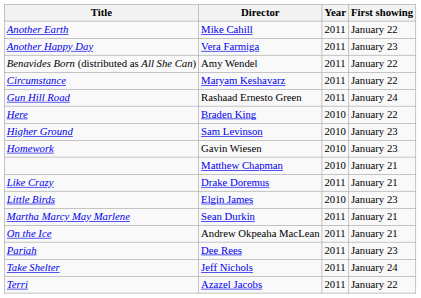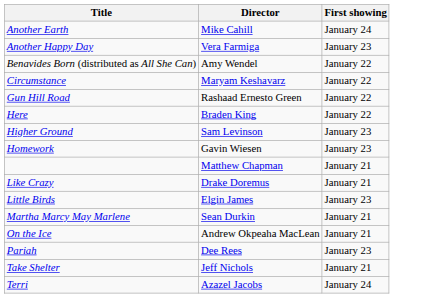- column: (335, 13)
(374, 30) January 22 -> (348, 30) January 24
(374, 98) January 24 -> (348, 98) January 22
(374, 268) January 24 -> (348, 268) January 21
(374, 285) January 22 -> (348, 285) January 24
